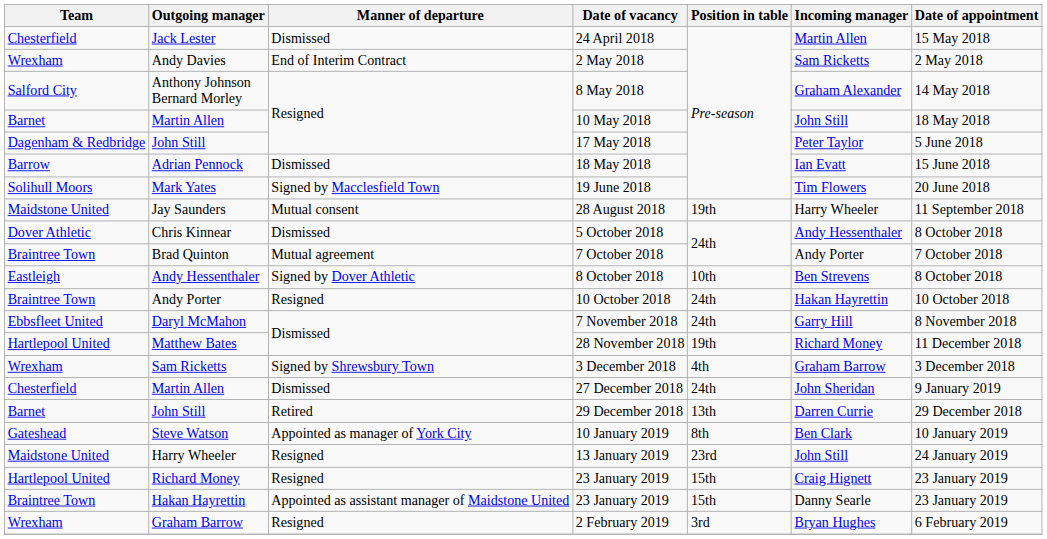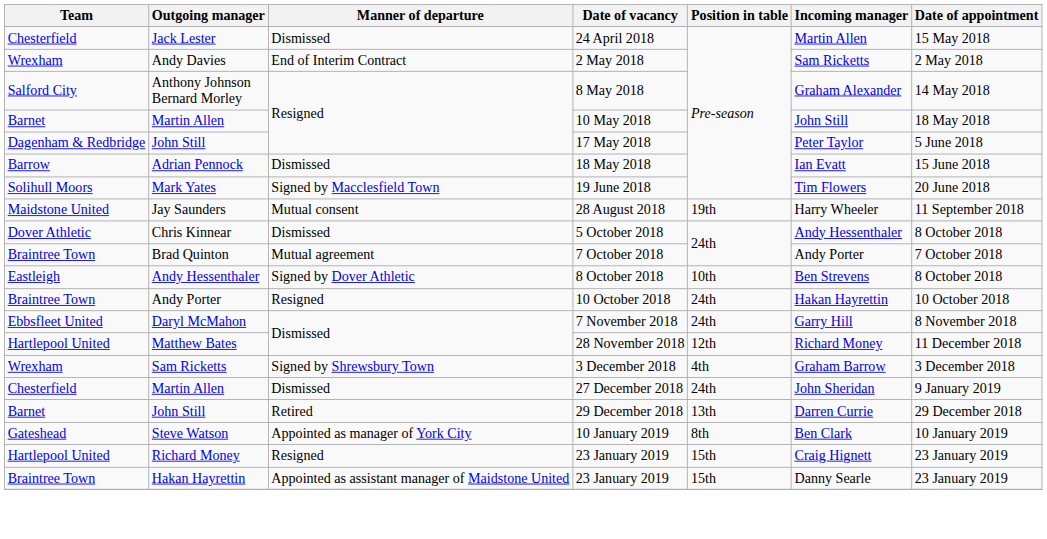(704, 344) 19th -> (704, 344) 12th
- row: (194, 455)
- row: (197, 522)
